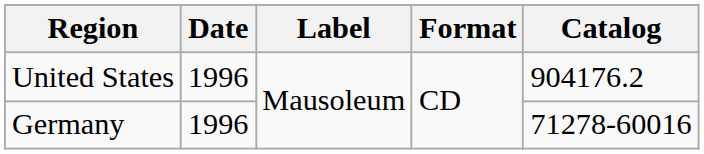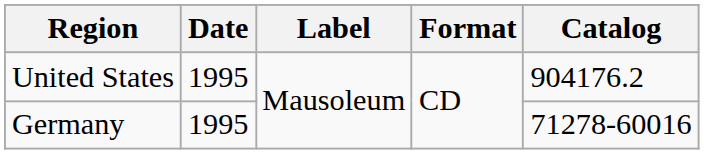(218, 76) 1996 -> (218, 76) 1995
(218, 124) 1996 -> (218, 124) 1995
